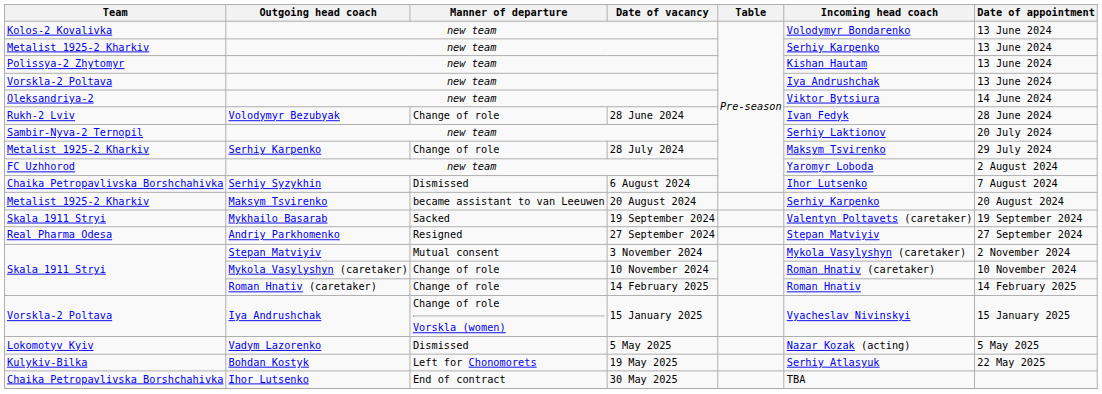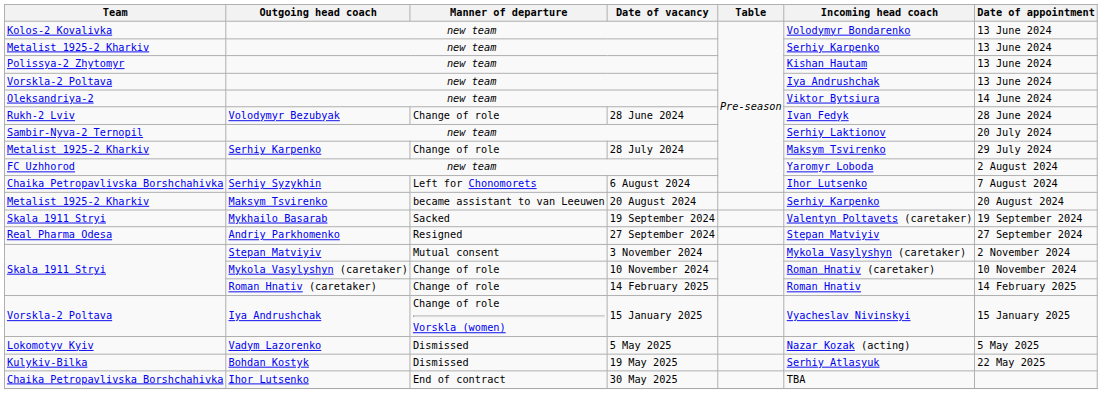(441, 184) Dismissed -> (475, 184) Left for Chonomorets
(475, 363) Left for Chonomorets -> (441, 363) Dismissed
